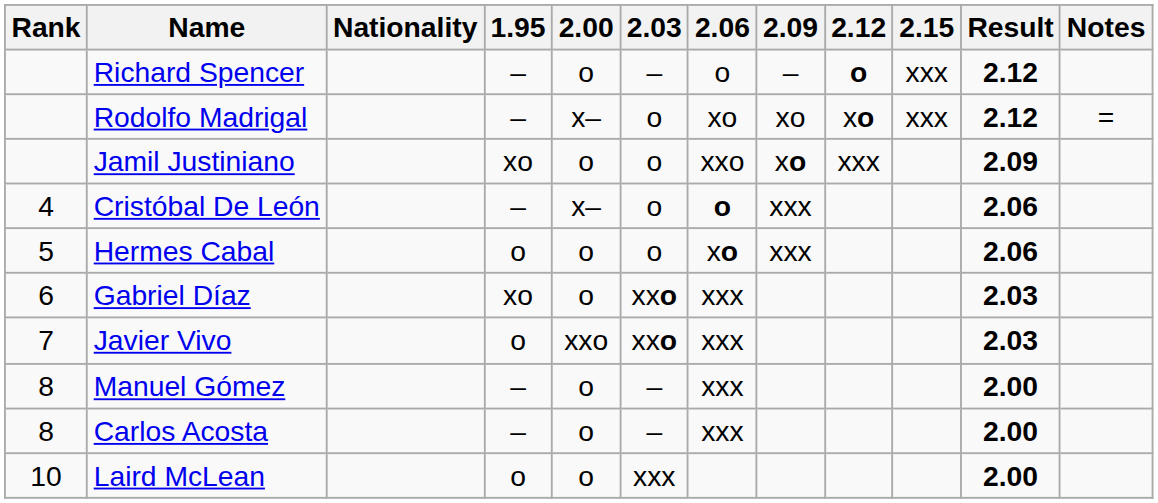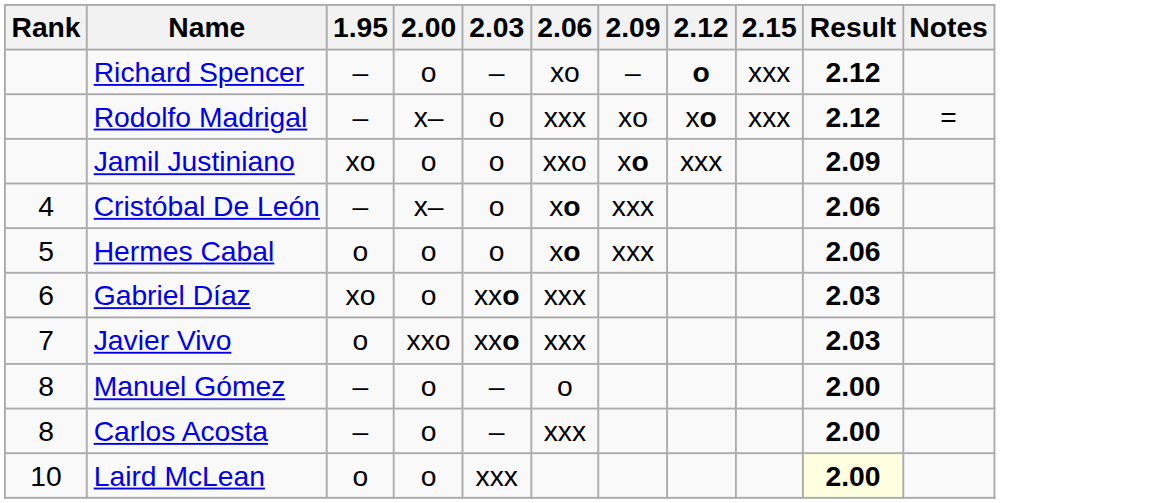- column: (405, 27)
(722, 72) o -> (565, 72) xo
(722, 117) xo -> (565, 117) xxx
(722, 207) o -> (565, 207) xo
(722, 386) xxx -> (565, 386) o
(1011, 475) no background -> (853, 475) lightyellow background
